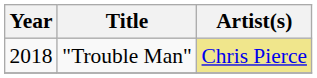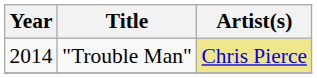(31, 55) 2018 -> (31, 55) 2014
